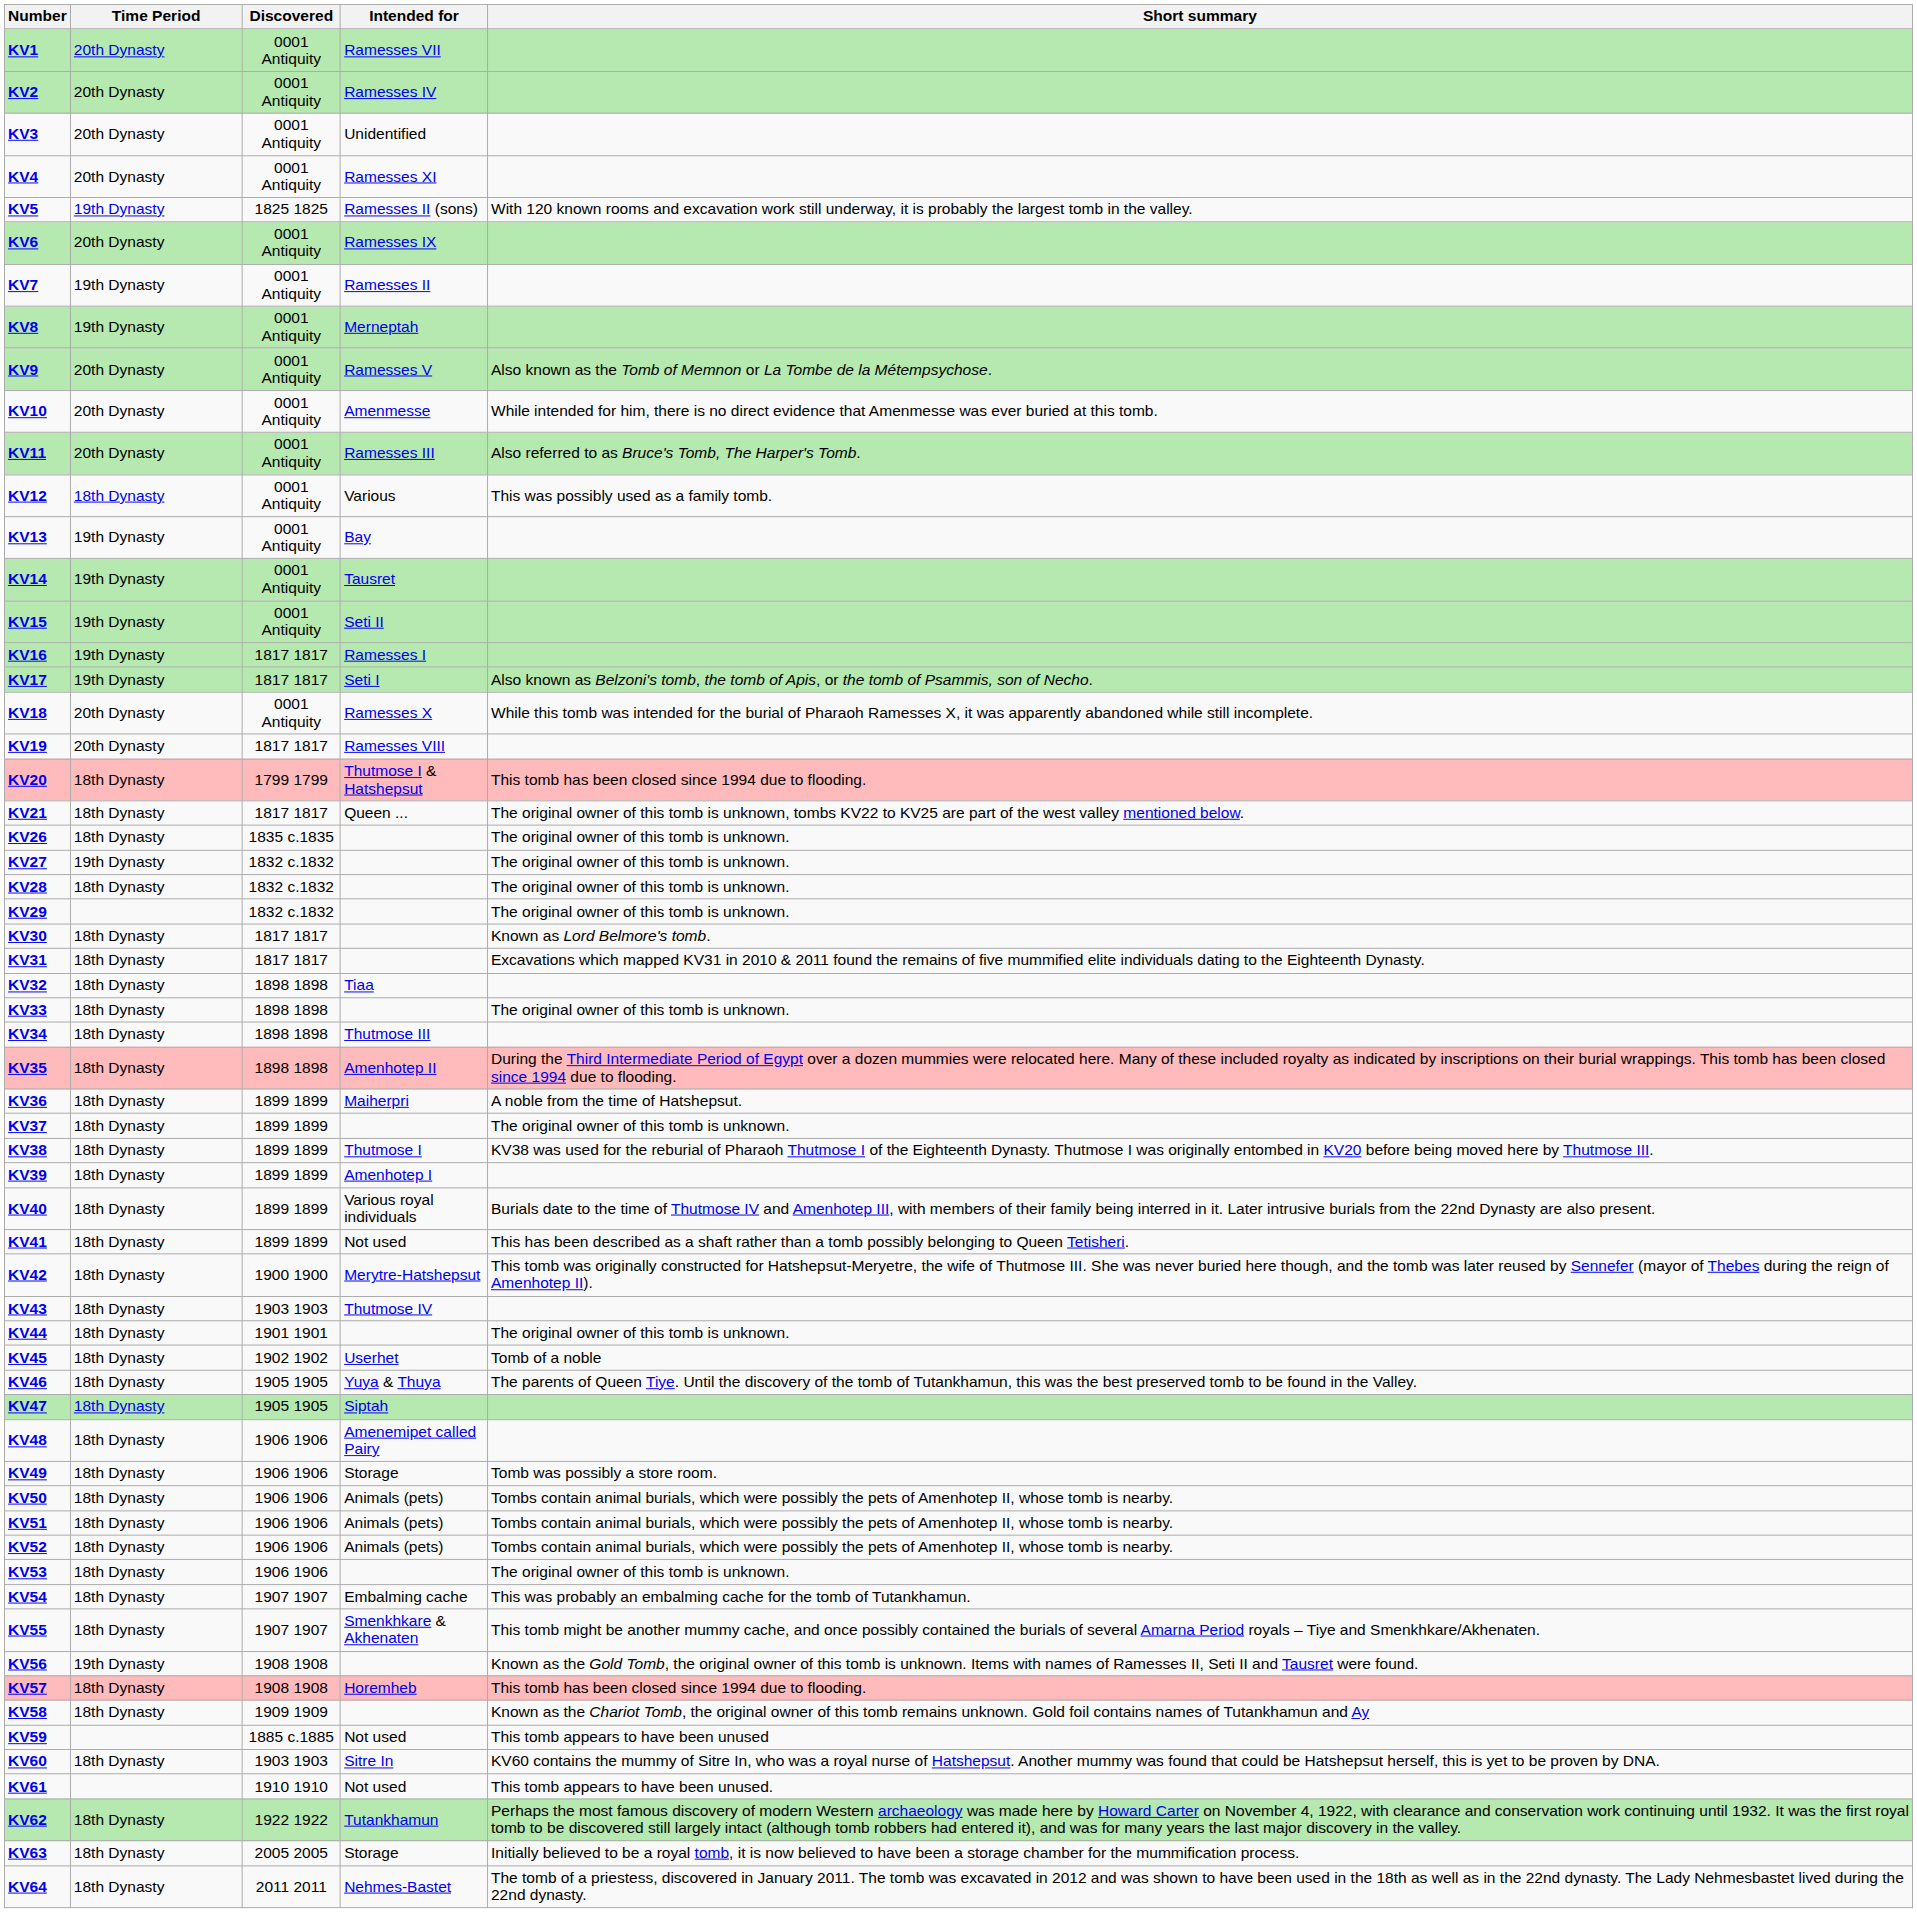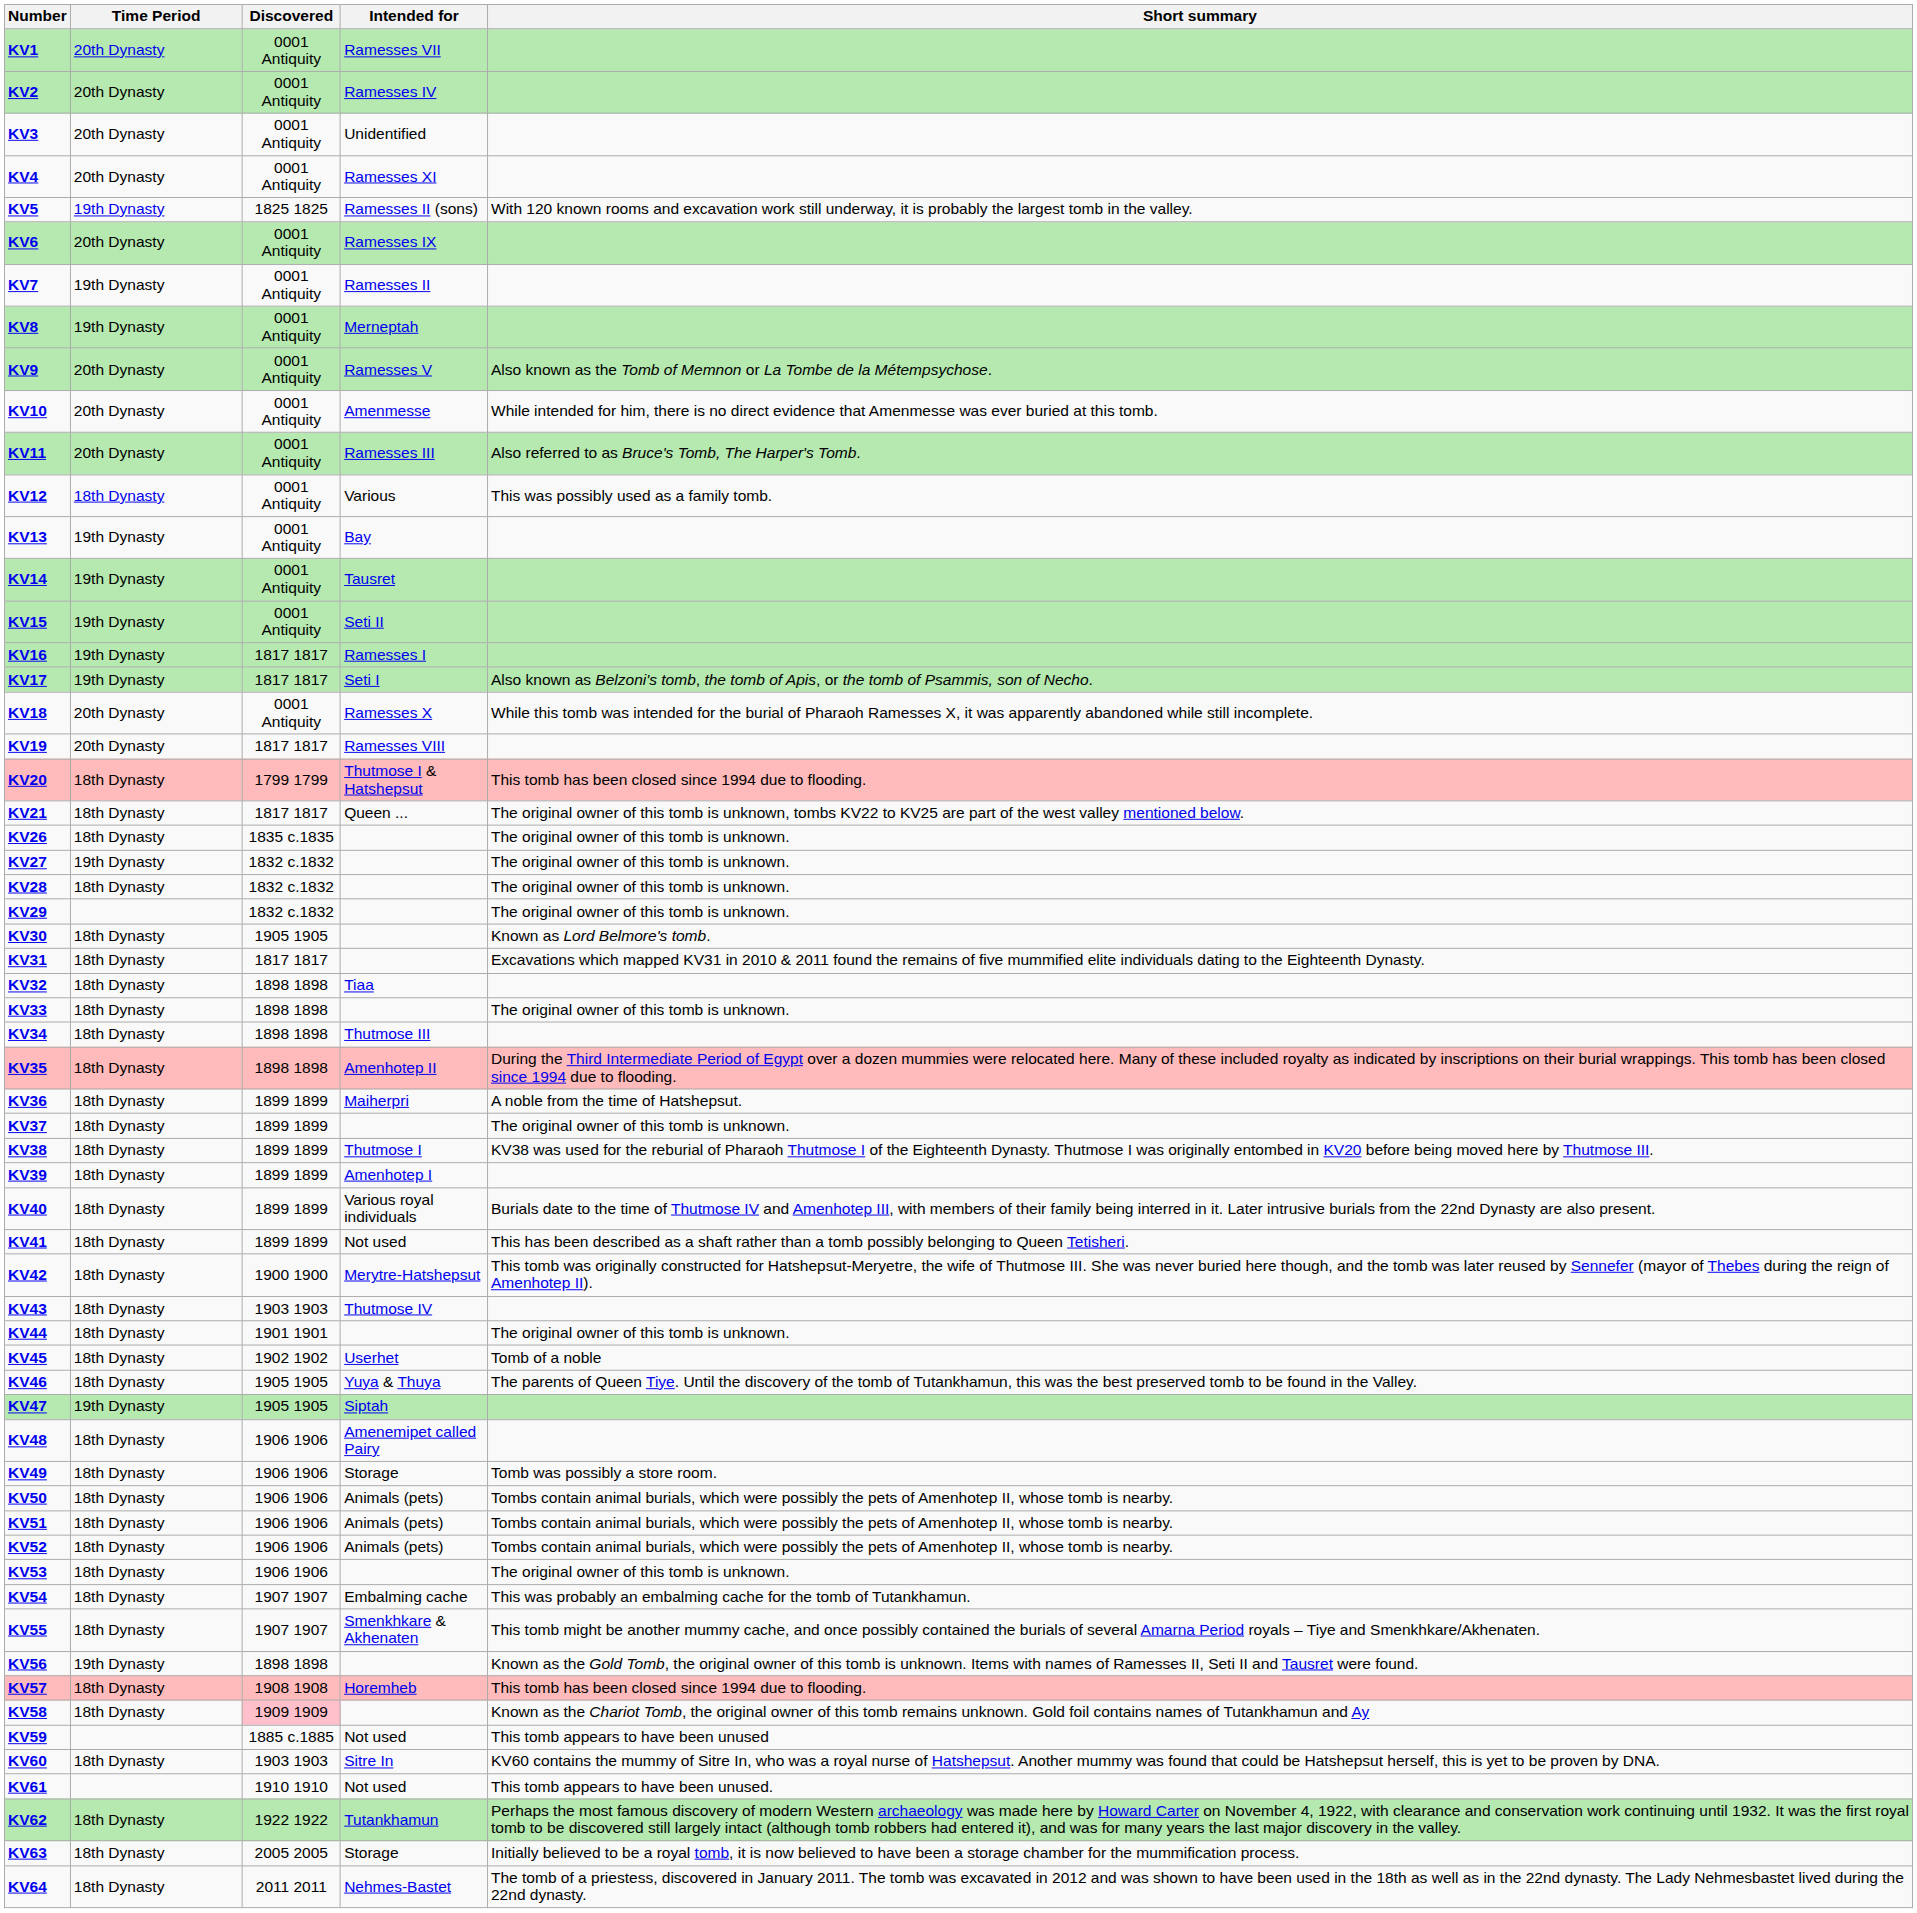(291, 936) 1817 1817 -> (291, 936) 1905 1905
(119, 1406) 18th Dynasty -> (119, 1406) 19th Dynasty
(291, 1663) 1908 1908 -> (291, 1663) 1898 1898
(291, 1712) no background -> (291, 1712) pink background
